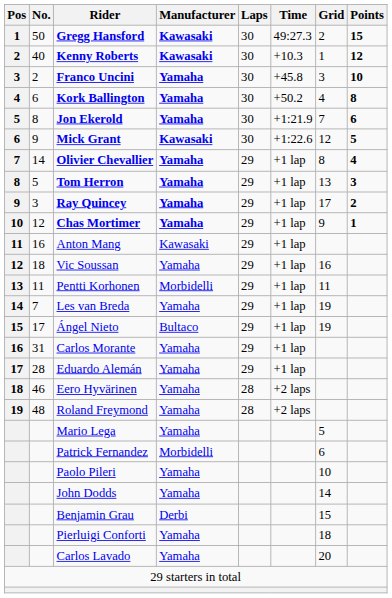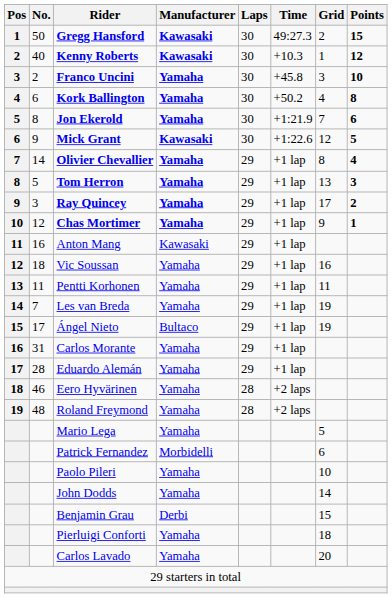(186, 285) Morbidelli -> (180, 285) Yamaha
